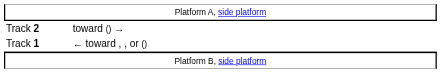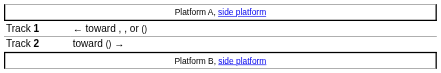rows swapped: (23, 43) <-> (23, 28)
